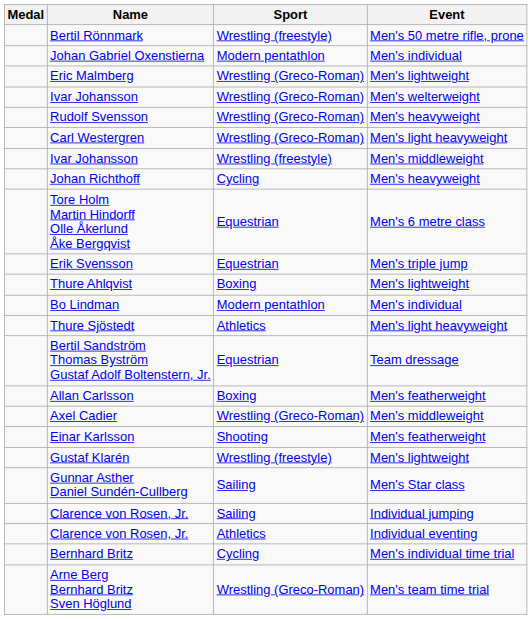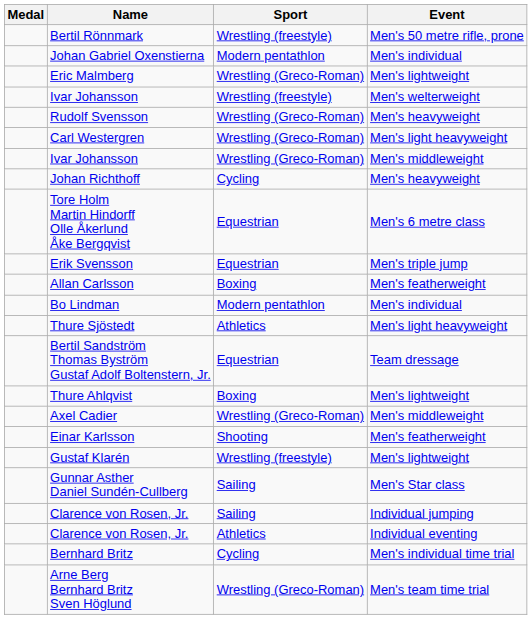(290, 96) Wrestling (Greco-Roman) -> (274, 96) Wrestling (freestyle)
(274, 158) Wrestling (freestyle) -> (290, 158) Wrestling (Greco-Roman)
rows swapped: (91, 284) <-> (92, 395)
